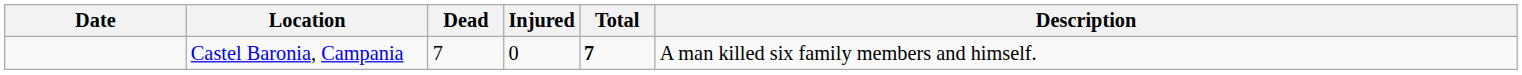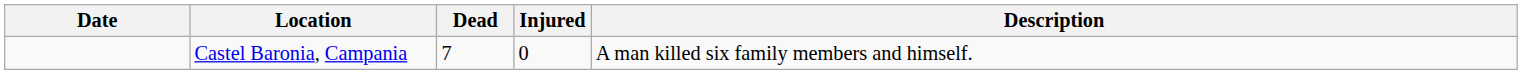- column: (617, 20)
